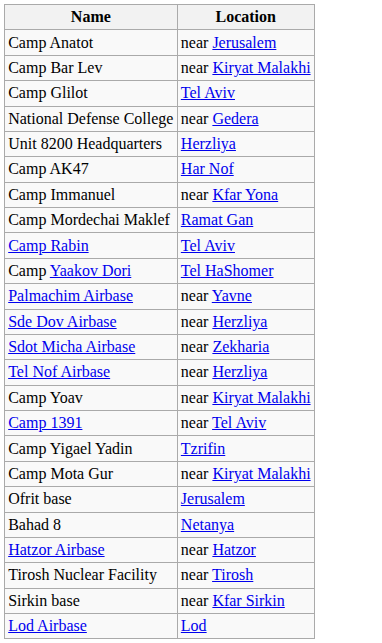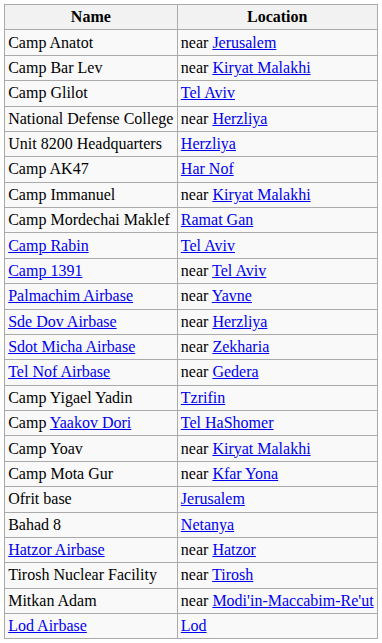(220, 118) near Gedera -> (224, 118) near Herzliya
(230, 194) near Kfar Yona -> (246, 194) near Kiryat Malakhi
rows swapped: (45, 423) <-> (70, 270)
(224, 372) near Herzliya -> (220, 372) near Gedera
rows swapped: (70, 448) <-> (46, 397)
(246, 473) near Kiryat Malakhi -> (230, 473) near Kfar Yona
- row: (44, 600)
+ row: (52, 600)
